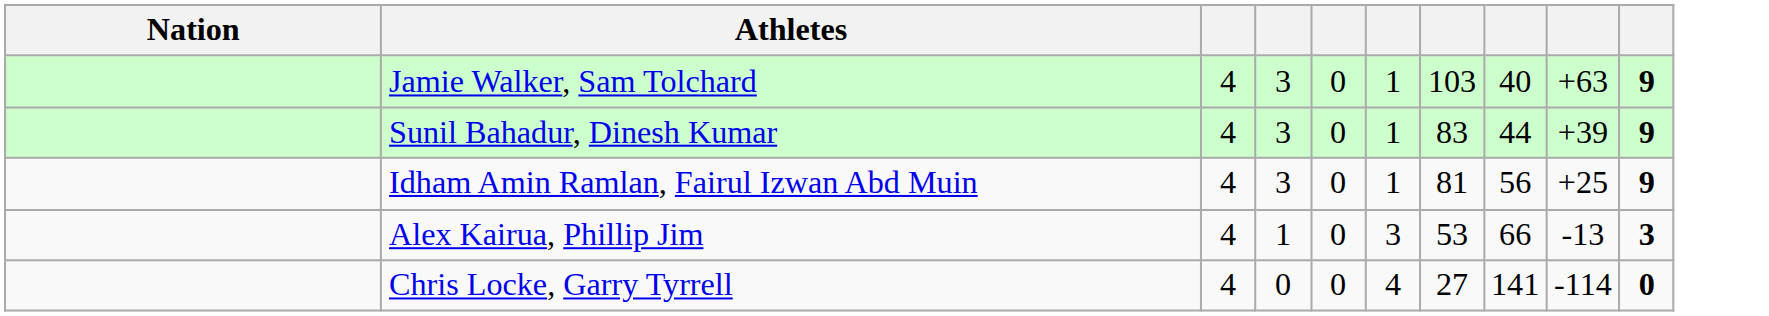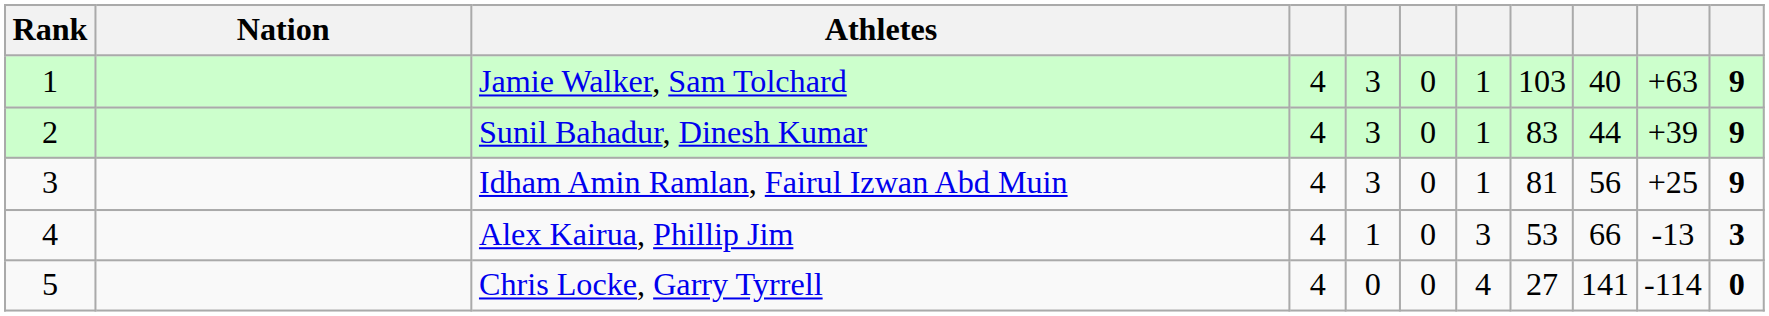+ column: (50, 30)
